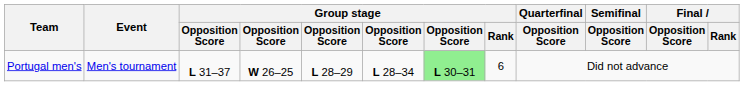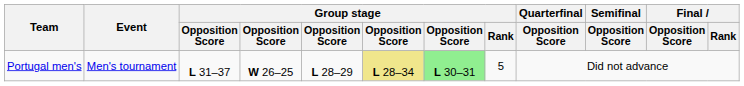(393, 72) no background -> (393, 72) khaki background
(501, 66) 6 -> (501, 66) 5
